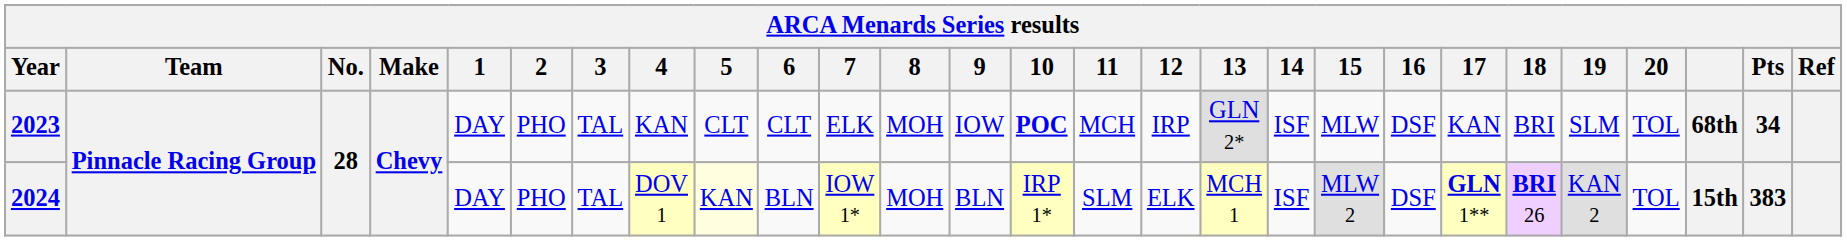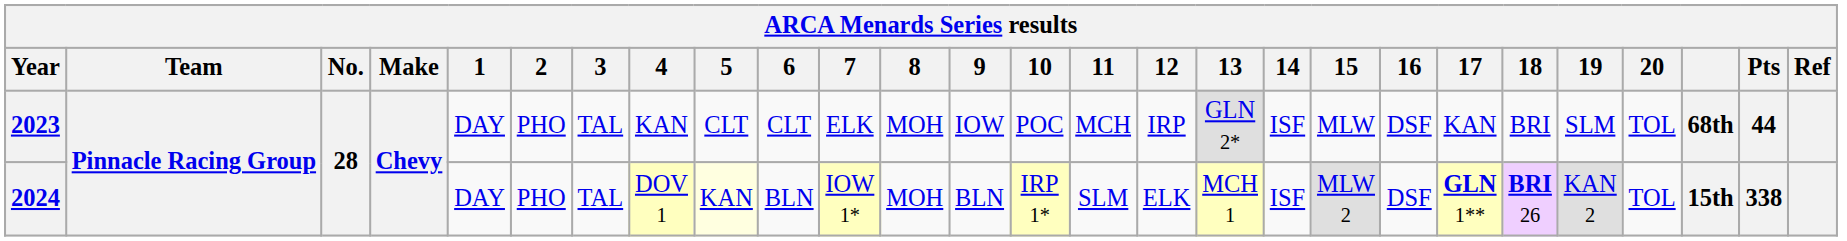(1042, 125) bold -> (1040, 125) normal
(1768, 125) 34 -> (1764, 125) 44
(1768, 198) 383 -> (1764, 198) 338
